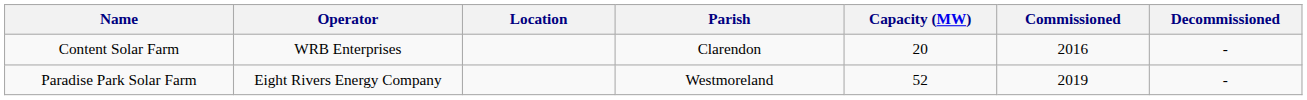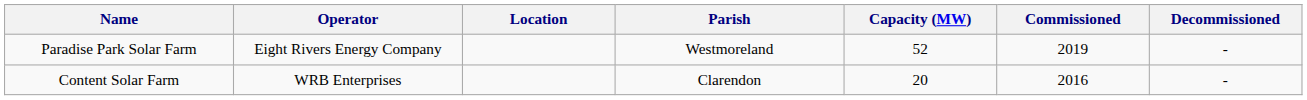rows swapped: (119, 49) <-> (119, 79)
